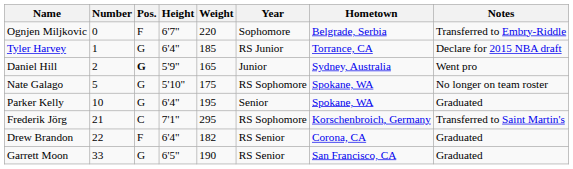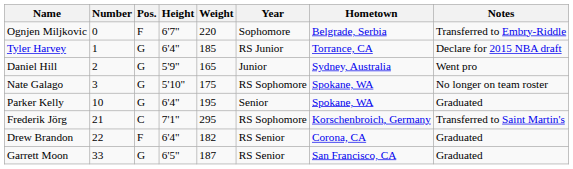(141, 66) bold -> (141, 66) normal
(95, 84) 5 -> (95, 84) 3
(208, 155) 190 -> (208, 155) 187
